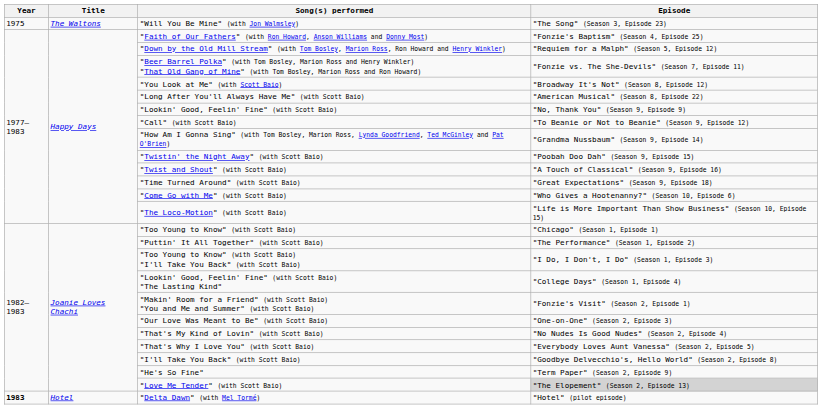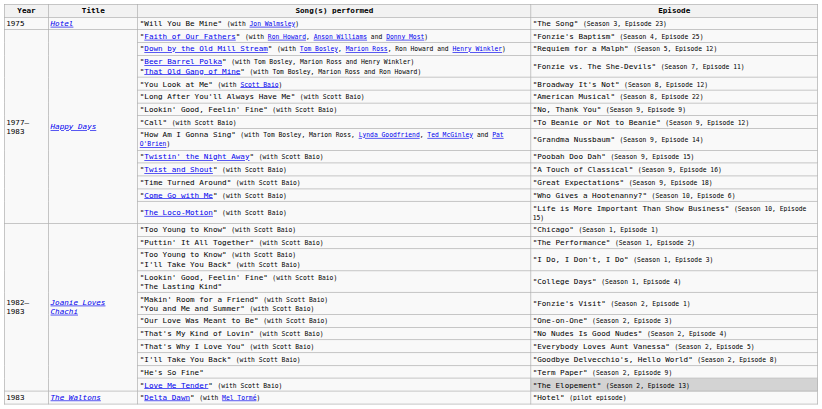(76, 23) The Waltons -> (62, 23) Hotel
(15, 397) bold -> (15, 397) normal
(62, 397) Hotel -> (76, 397) The Waltons
